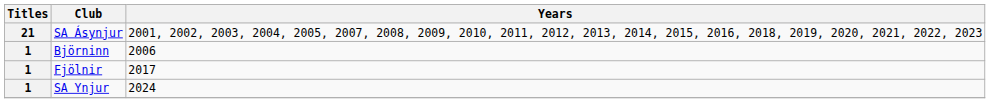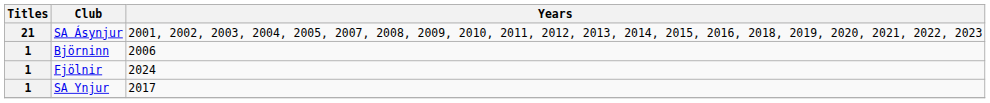(142, 70) 2017 -> (142, 70) 2024
(142, 88) 2024 -> (142, 88) 2017
